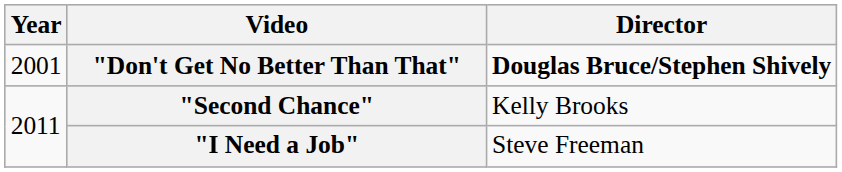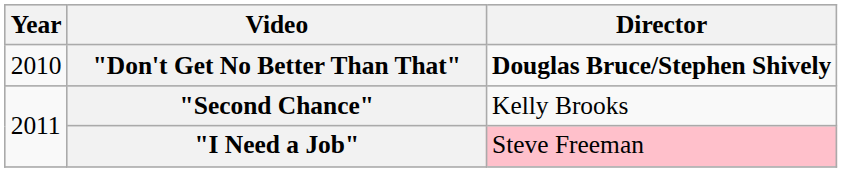(36, 65) 2001 -> (36, 65) 2010
(568, 145) no background -> (568, 145) pink background
